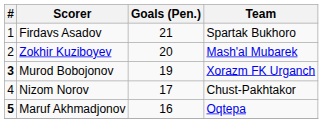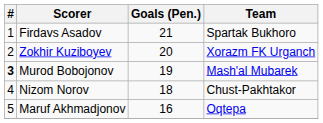(252, 52) Mash'al Mubarek -> (261, 52) Xorazm FK Urganch
(261, 71) Xorazm FK Urganch -> (252, 71) Mash'al Mubarek
(166, 90) 17 -> (166, 90) 18
(10, 109) bold -> (10, 109) normal
